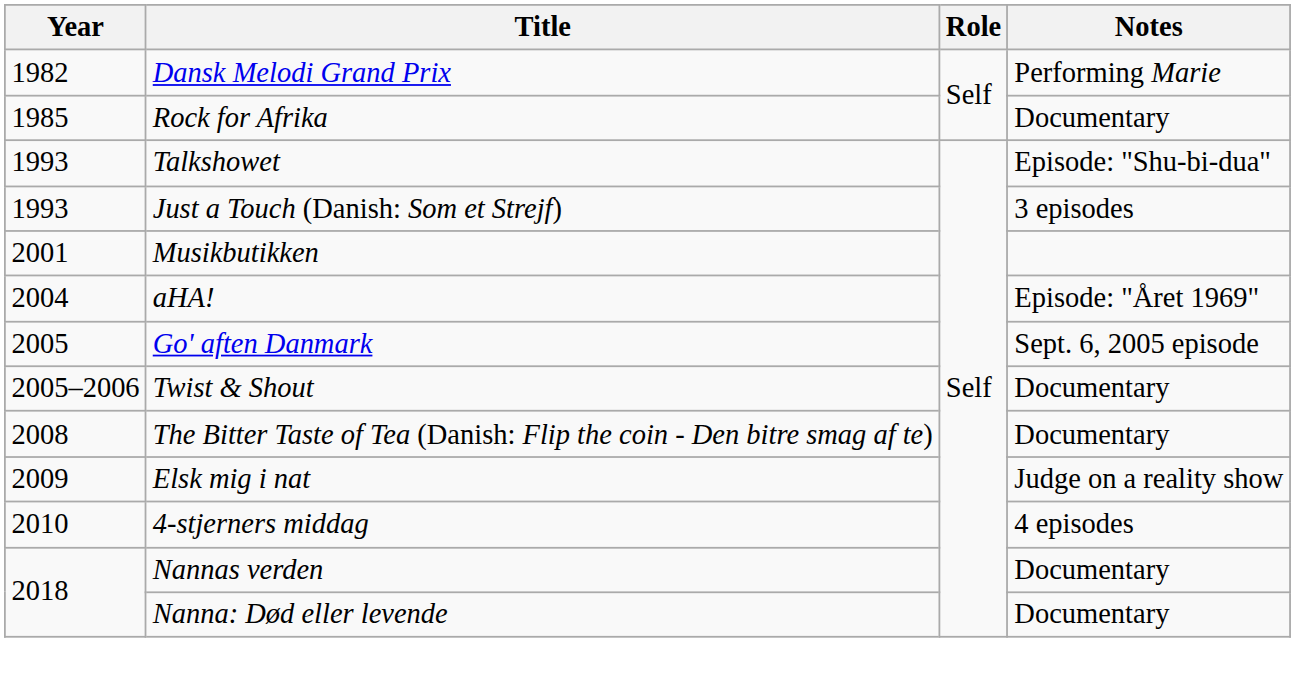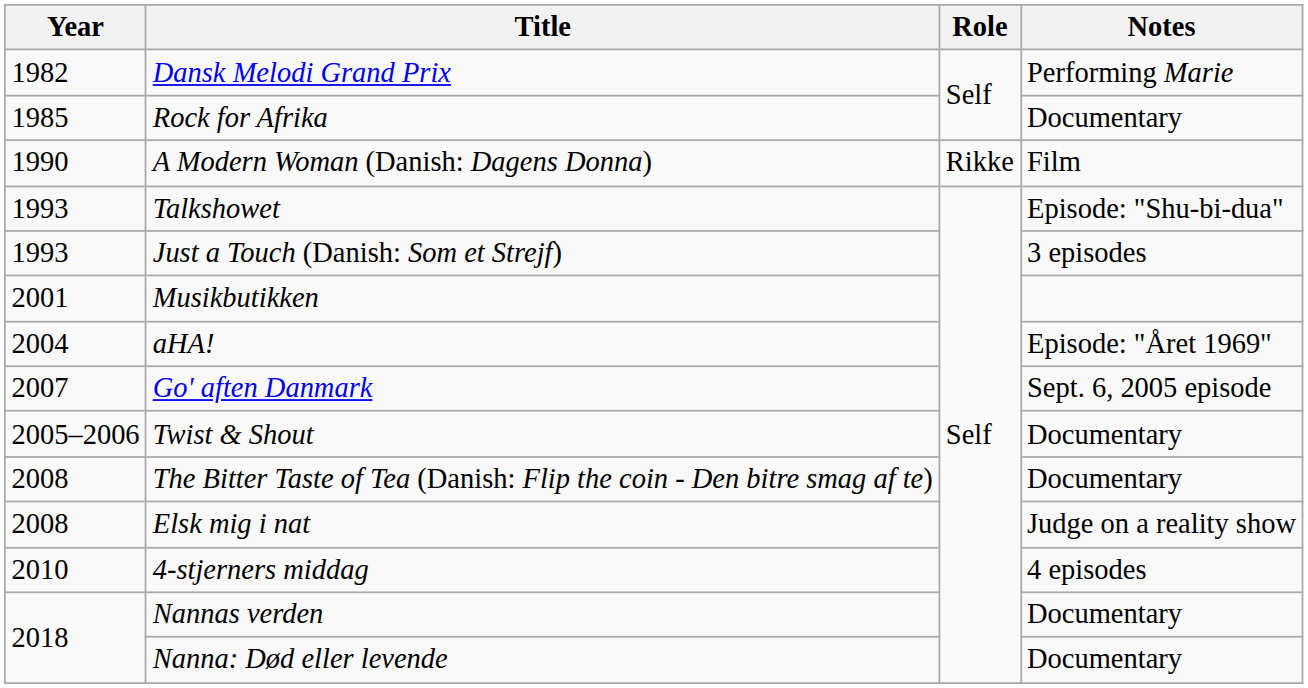+ row: (402, 162)
(40, 343) 2005 -> (40, 388) 2007
(40, 478) 2009 -> (40, 523) 2008
